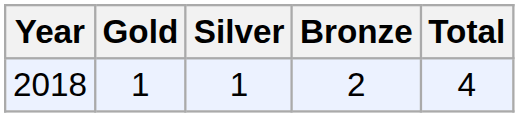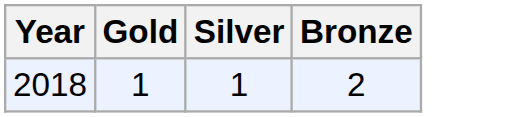- column: (467, 32)
